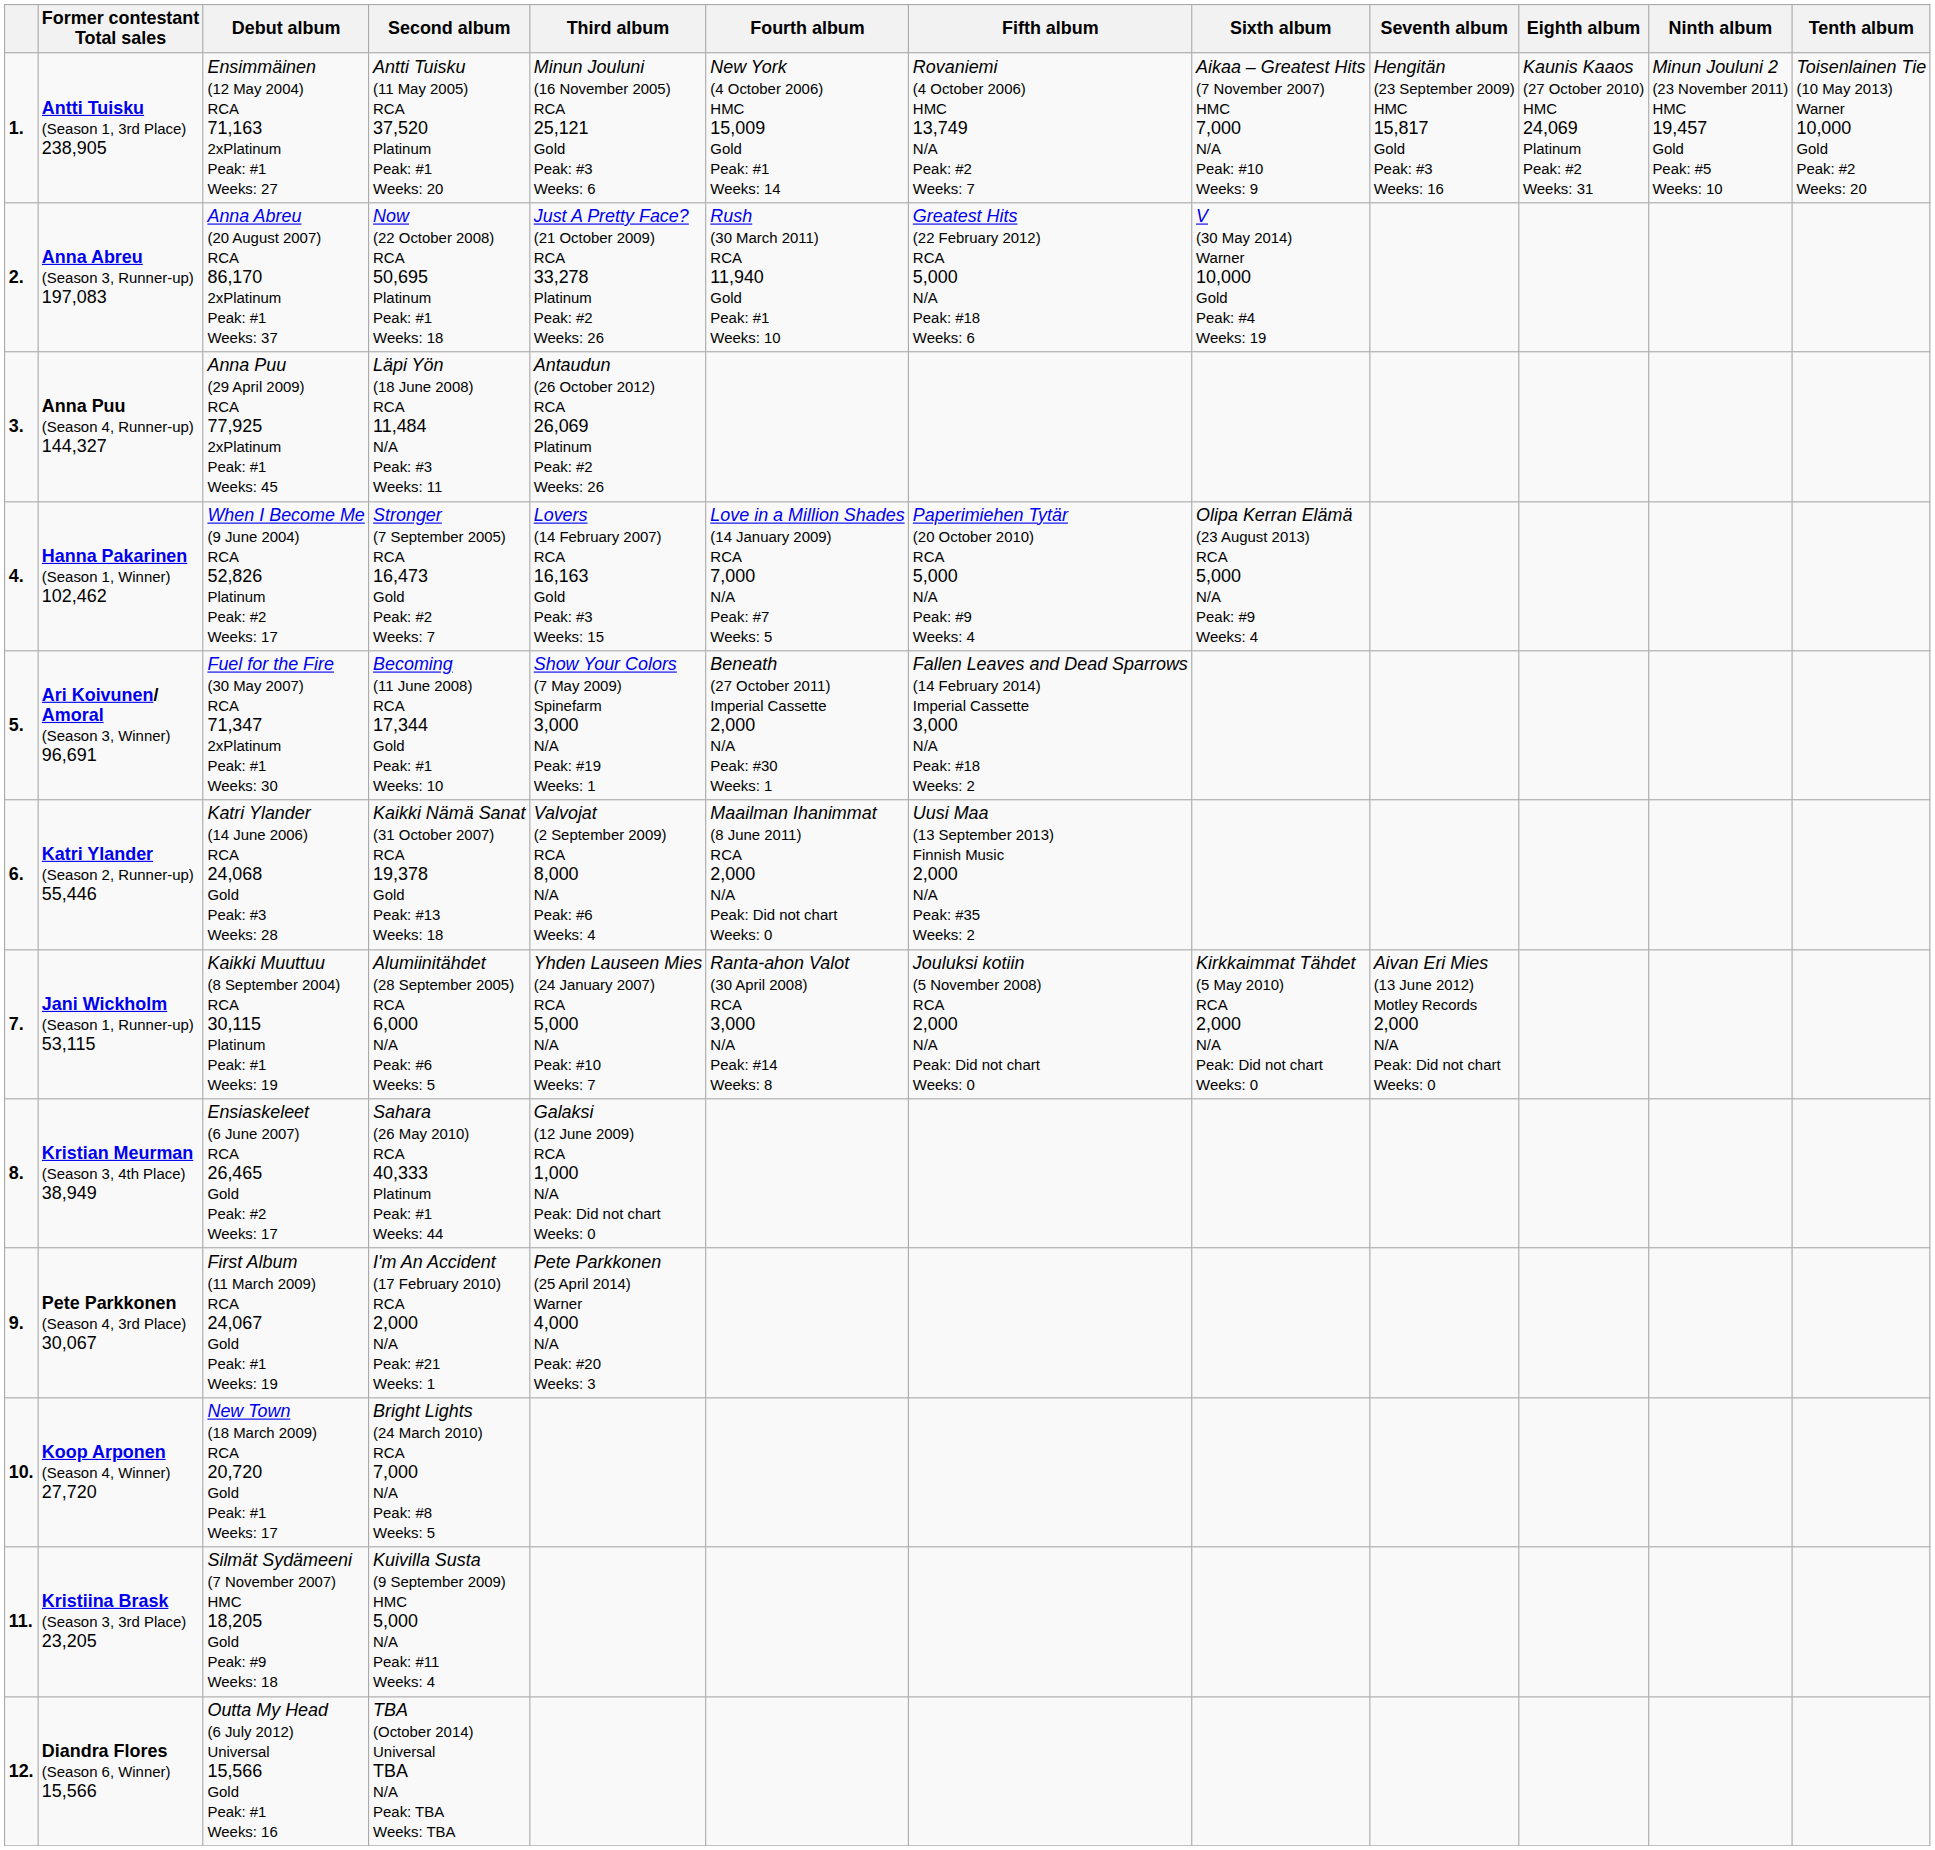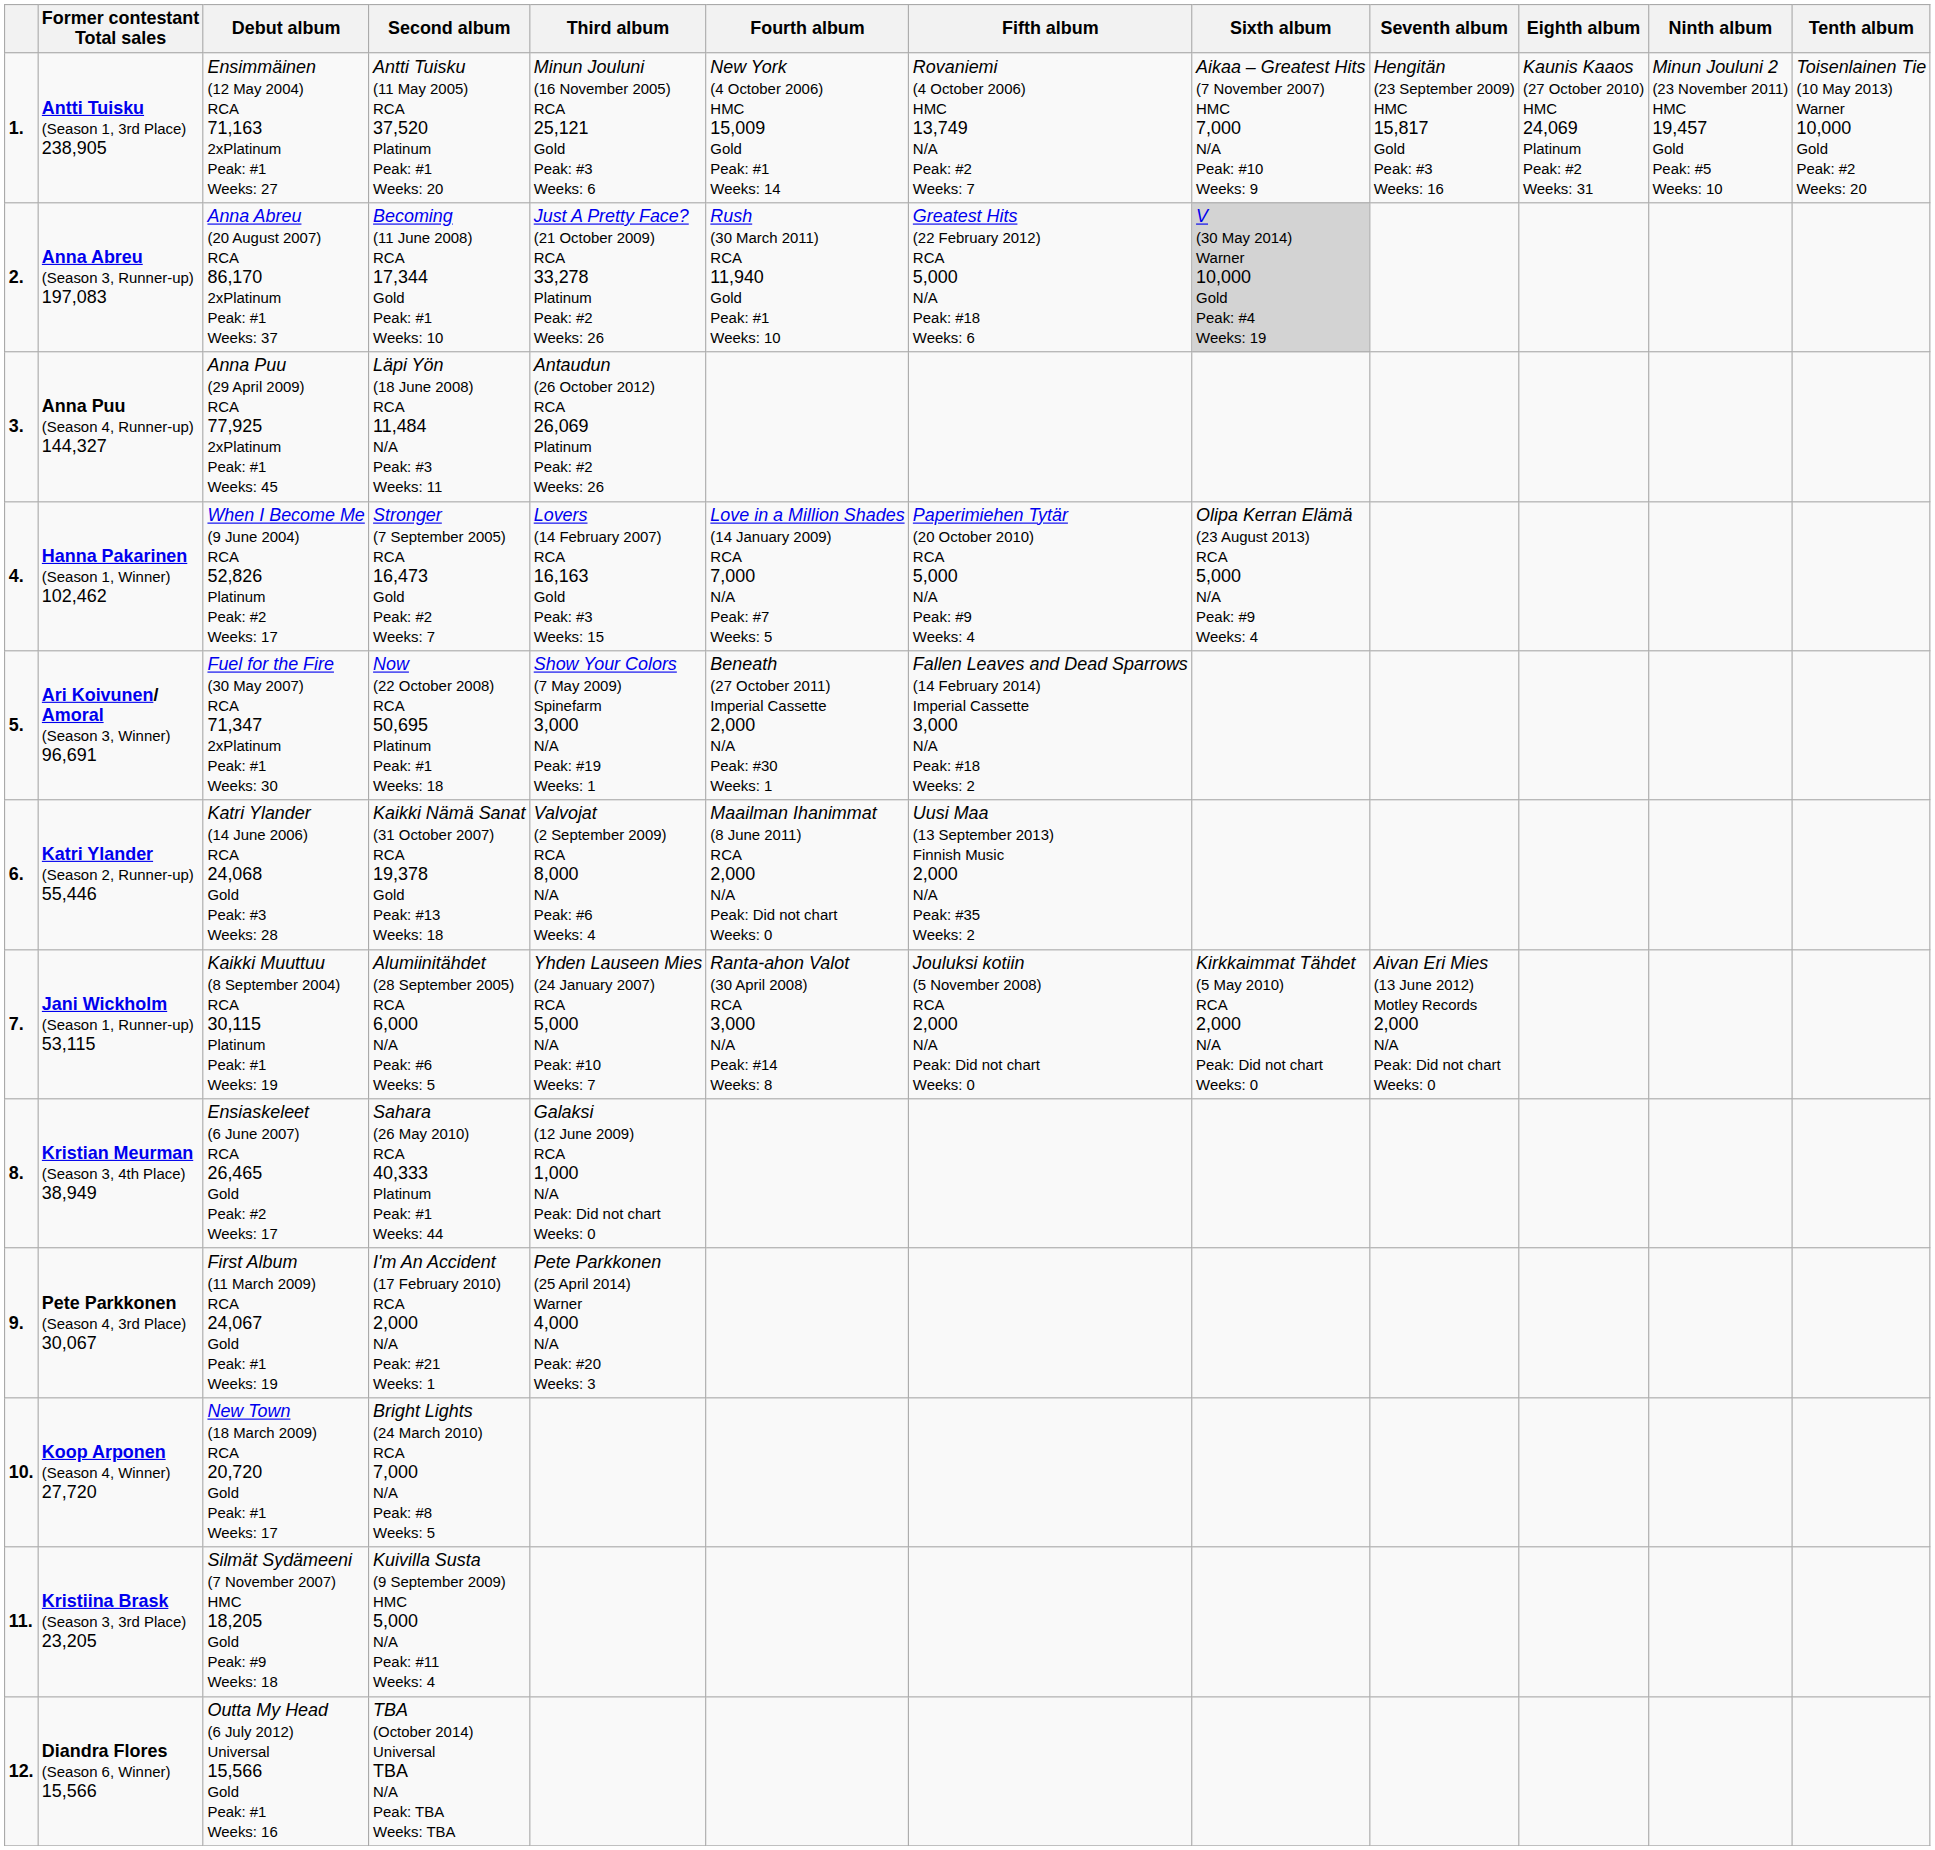(434, 277) Now (22 October 2008) RCA 50,695 Platinum Peak: #1 Weeks: 18 -> (423, 277) Becoming (11 June 2008) RCA 17,344 Gold Peak: #1 Weeks: 10
(1244, 277) no background -> (1244, 277) lightgrey background
(423, 725) Becoming (11 June 2008) RCA 17,344 Gold Peak: #1 Weeks: 10 -> (434, 725) Now (22 October 2008) RCA 50,695 Platinum Peak: #1 Weeks: 18
